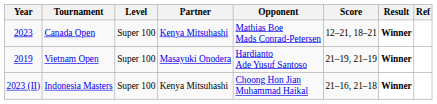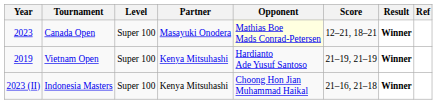(194, 33) Kenya Mitsuhashi -> (195, 33) Masayuki Onodera
(278, 33) no background -> (278, 33) lightyellow background
(195, 60) Masayuki Onodera -> (194, 60) Kenya Mitsuhashi
